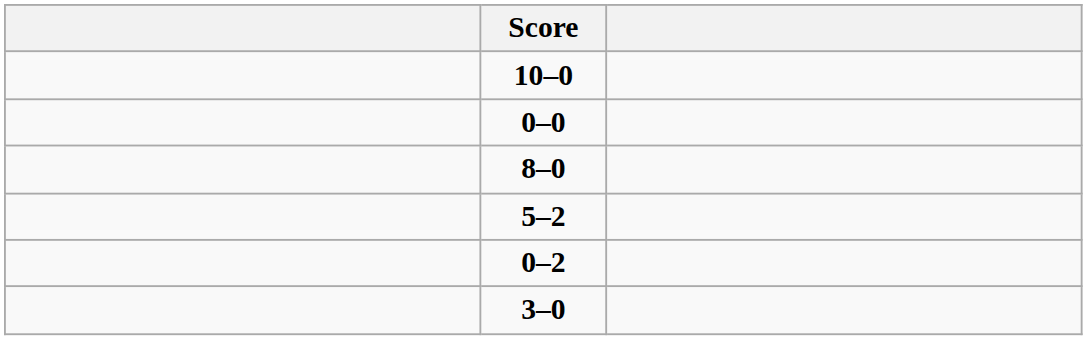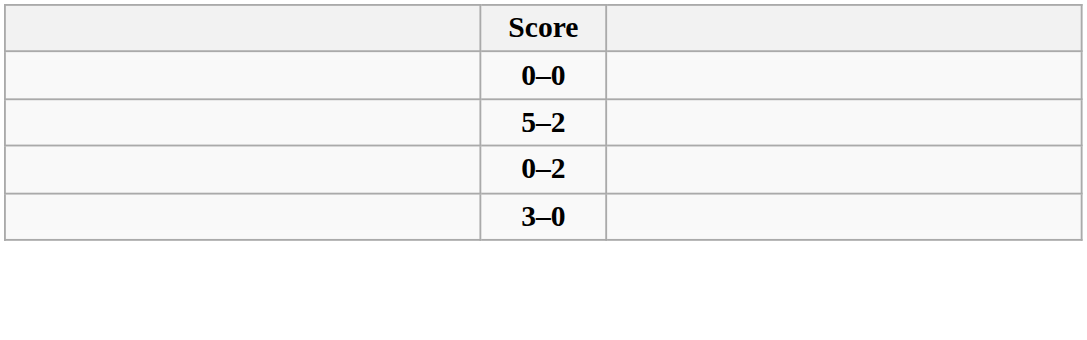- row: (543, 74)
- row: (543, 168)
